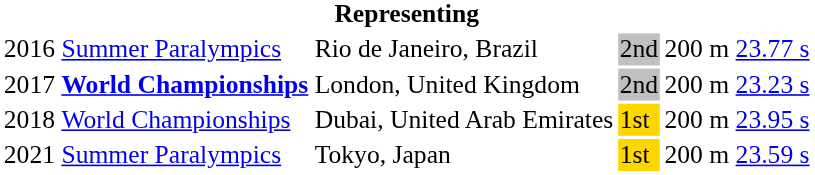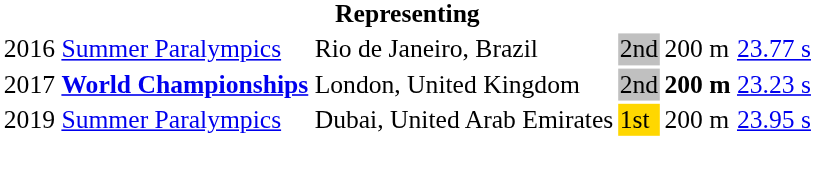(697, 84) normal -> (698, 84) bold
(29, 119) 2018 -> (29, 119) 2019
(176, 119) World Championships -> (171, 119) Summer Paralympics
- row: (383, 154)
